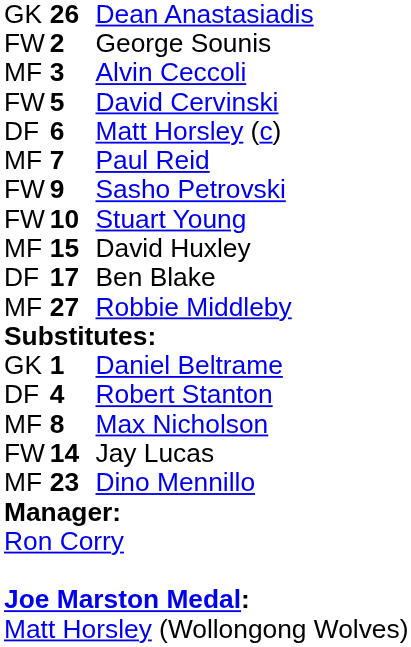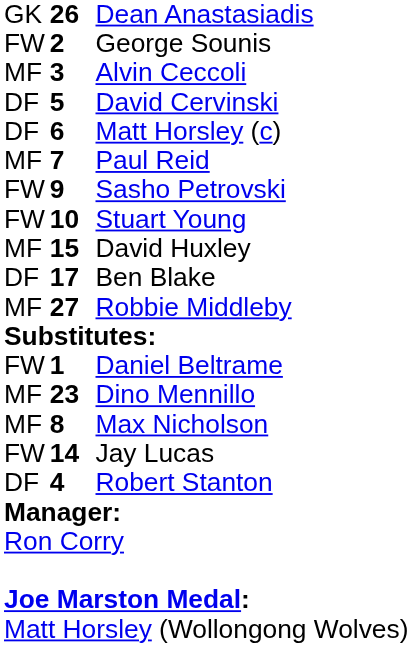(24, 101) FW -> (22, 101) DF
(23, 365) GK -> (24, 365) FW
rows swapped: (184, 394) <-> (175, 482)
